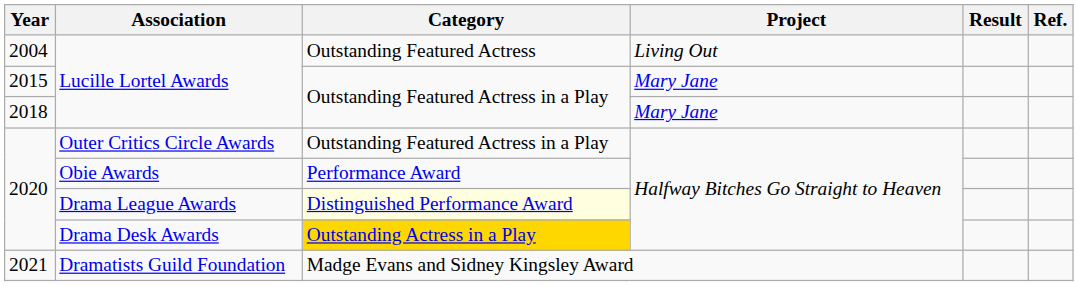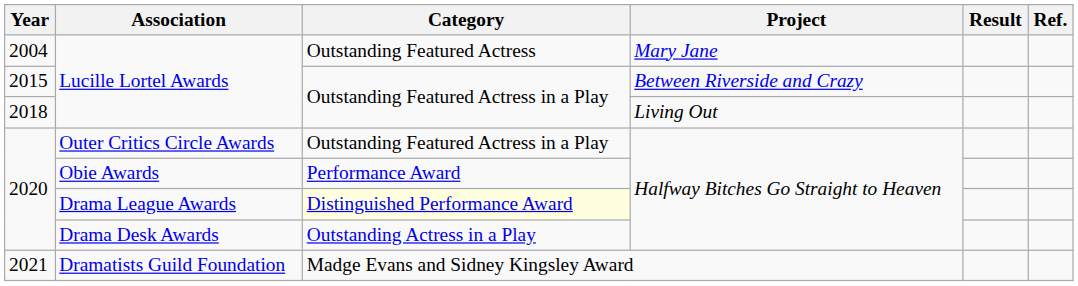(676, 50) Living Out -> (676, 50) Mary Jane
(676, 81) Mary Jane -> (748, 81) Between Riverside and Crazy
(676, 111) Mary Jane -> (676, 111) Living Out
(421, 234) gold background -> (421, 234) no background
